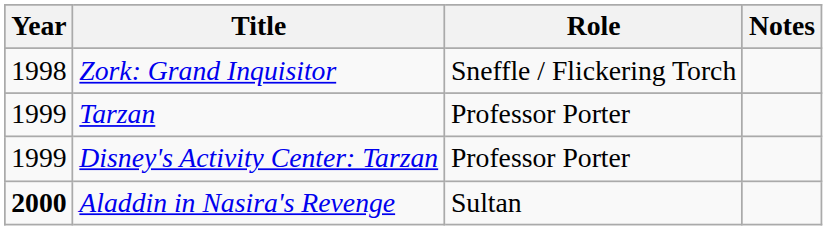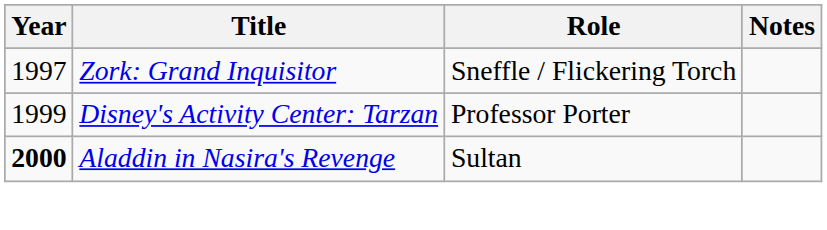(39, 70) 1998 -> (39, 70) 1997
- row: (117, 114)
